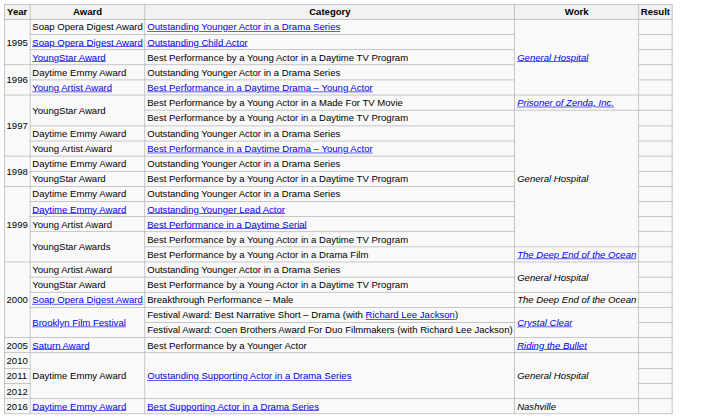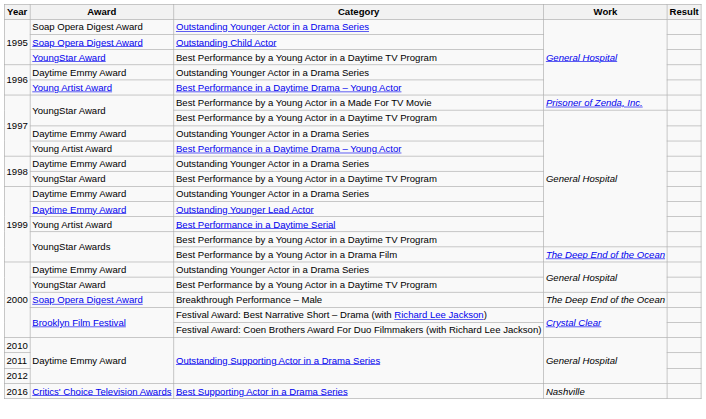(72, 270) Young Artist Award -> (79, 270) Daytime Emmy Award
- row: (17, 346)
(79, 406) Daytime Emmy Award -> (102, 391) Critics' Choice Television Awards
